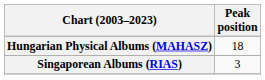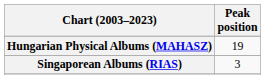(238, 45) 18 -> (238, 45) 19
